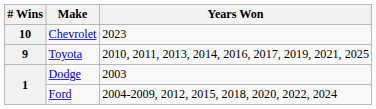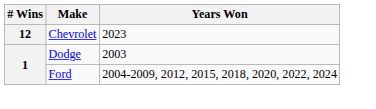(25, 34) 10 -> (25, 34) 12
- row: (65, 54)
